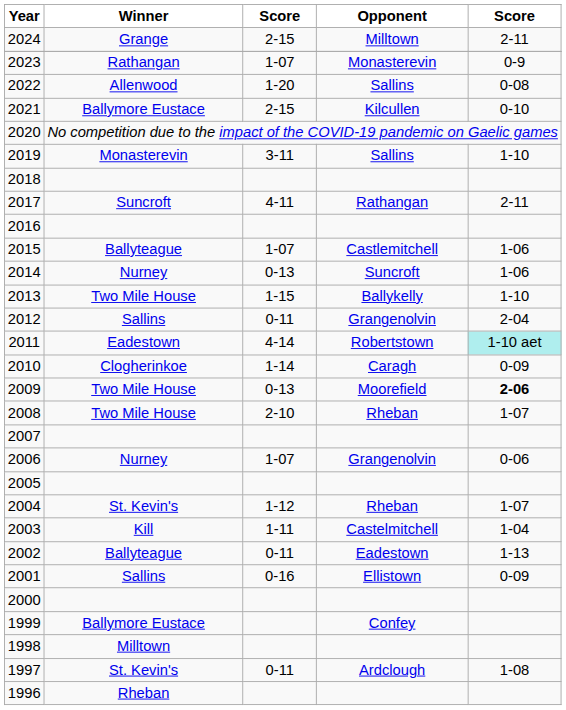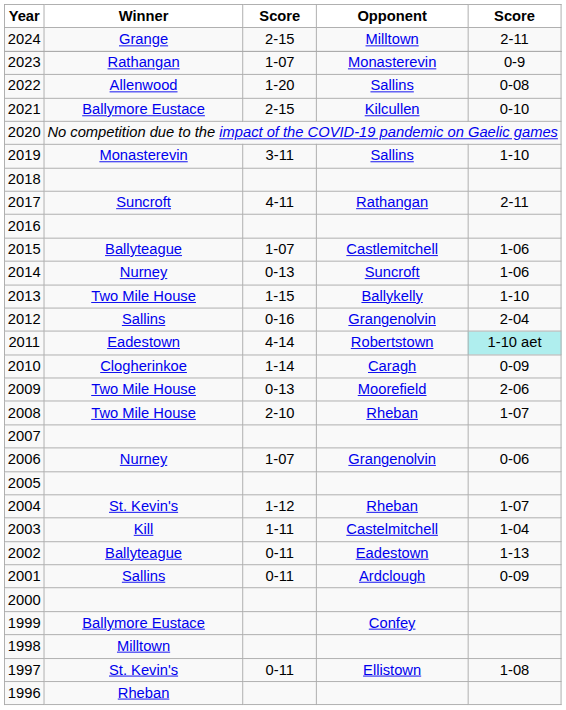(280, 319) 0-11 -> (280, 319) 0-16
(515, 389) bold -> (515, 389) normal
(280, 576) 0-16 -> (280, 576) 0-11
(392, 576) Ellistown -> (392, 576) Ardclough
(392, 669) Ardclough -> (392, 669) Ellistown
